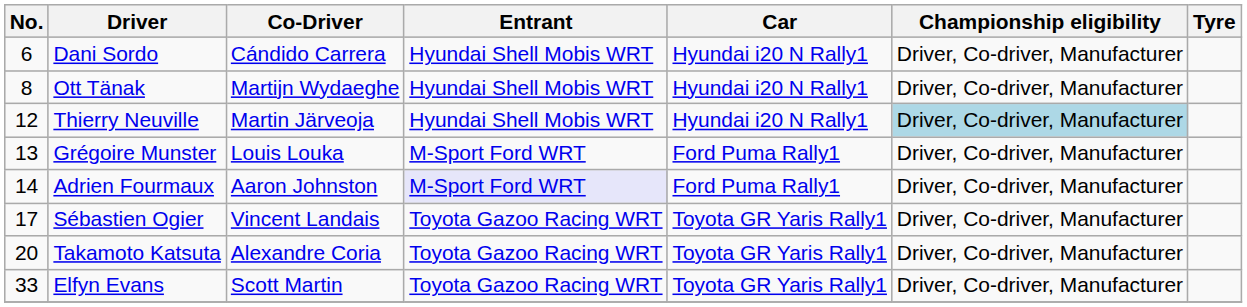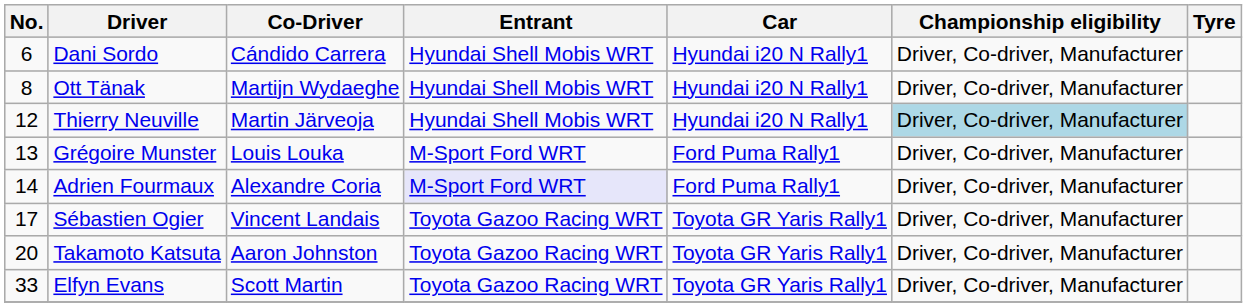(304, 186) Aaron Johnston -> (306, 186) Alexandre Coria
(306, 252) Alexandre Coria -> (304, 252) Aaron Johnston
